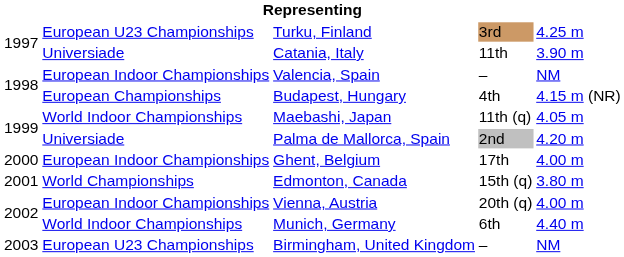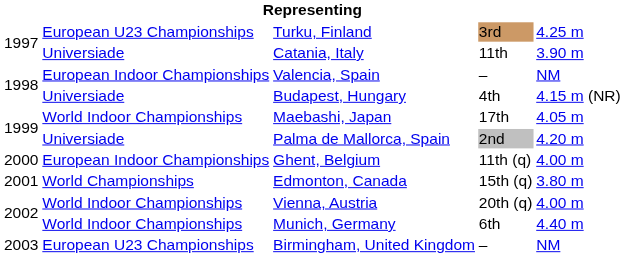(132, 96) European Championships -> (83, 96) Universiade
(505, 117) 11th (q) -> (494, 117) 17th
(494, 160) 17th -> (505, 160) 11th (q)
(156, 202) European Indoor Championships -> (142, 202) World Indoor Championships
